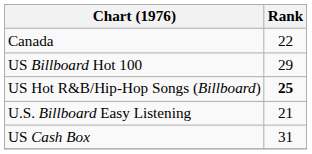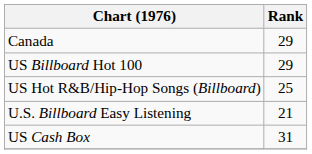(286, 40) 22 -> (286, 40) 29
(286, 88) bold -> (286, 88) normal
